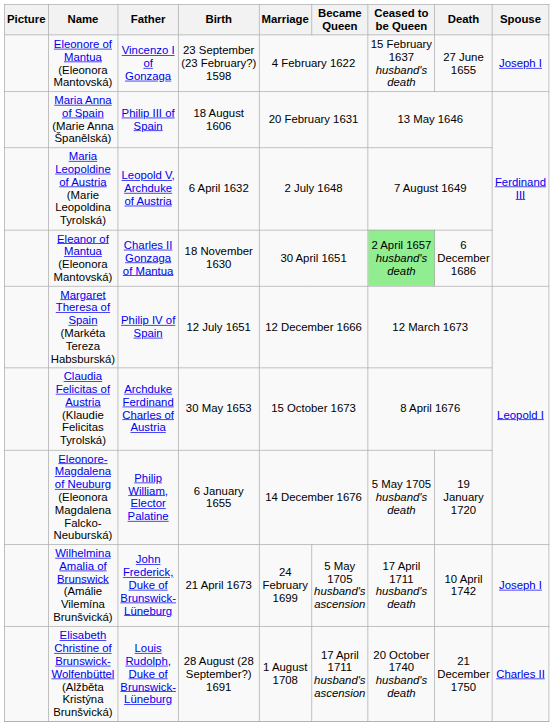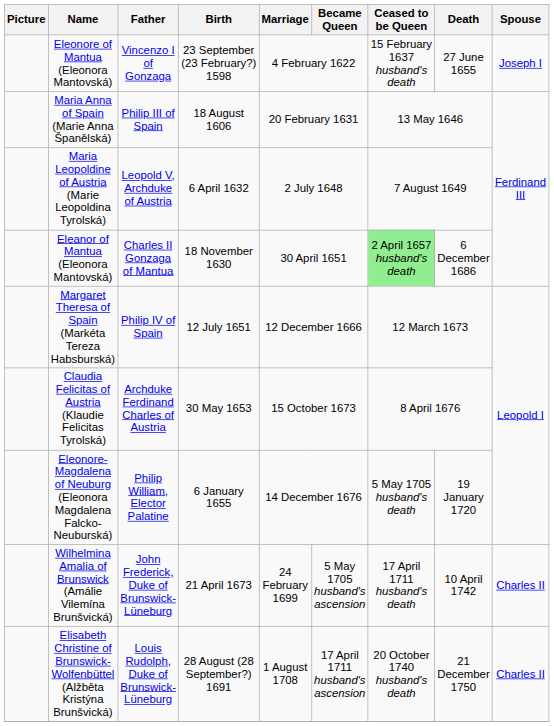(520, 585) Joseph I -> (520, 585) Charles II
